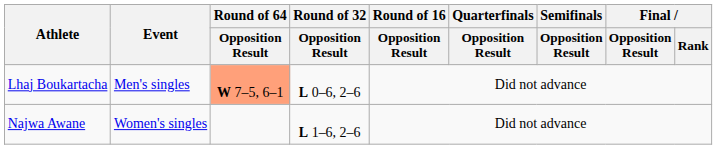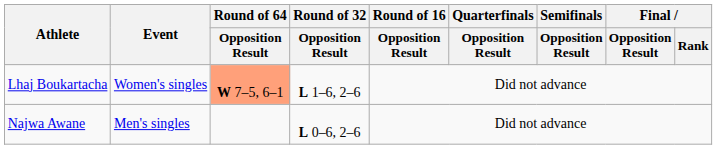(152, 85) Men's singles -> (161, 85) Women's singles
(330, 93) L 0–6, 2–6 -> (330, 93) L 1–6, 2–6
(161, 124) Women's singles -> (152, 124) Men's singles
(330, 132) L 1–6, 2–6 -> (330, 132) L 0–6, 2–6
